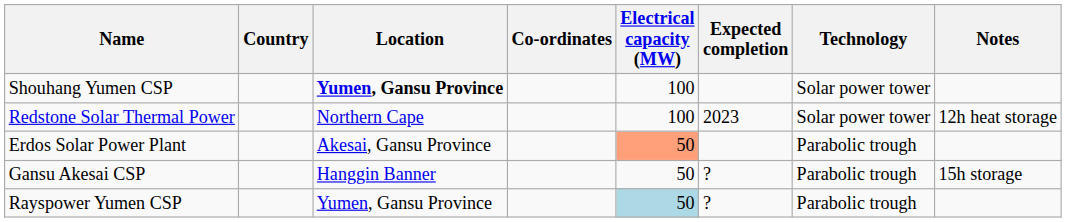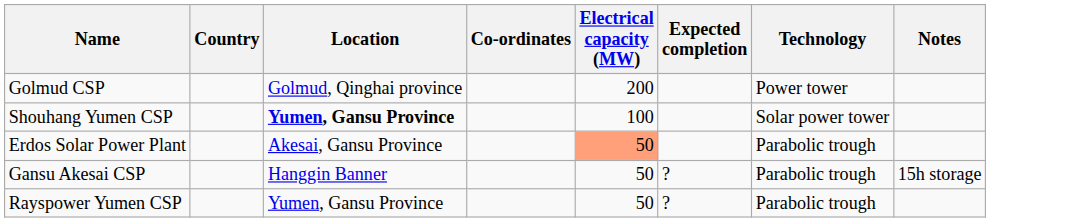+ row: (57, 88)
- row: (122, 116)
(686, 202) lightblue background -> (645, 202) no background
